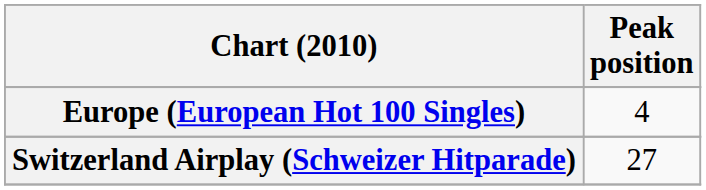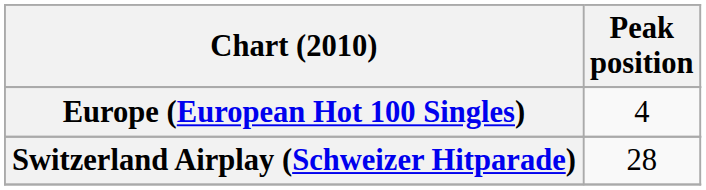(642, 160) 27 -> (642, 160) 28
